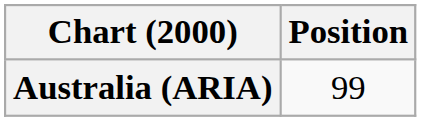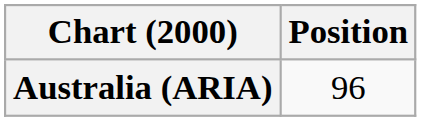(348, 87) 99 -> (348, 87) 96
